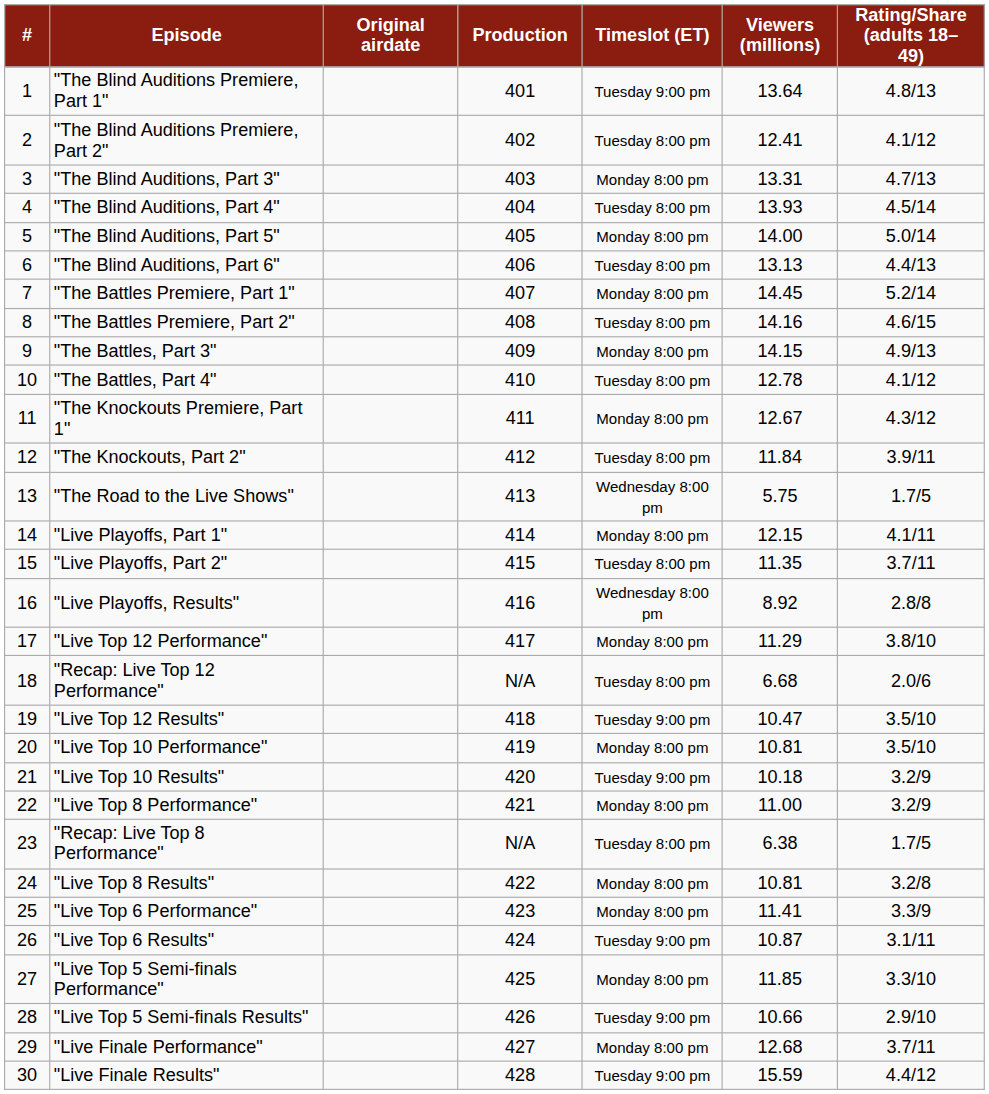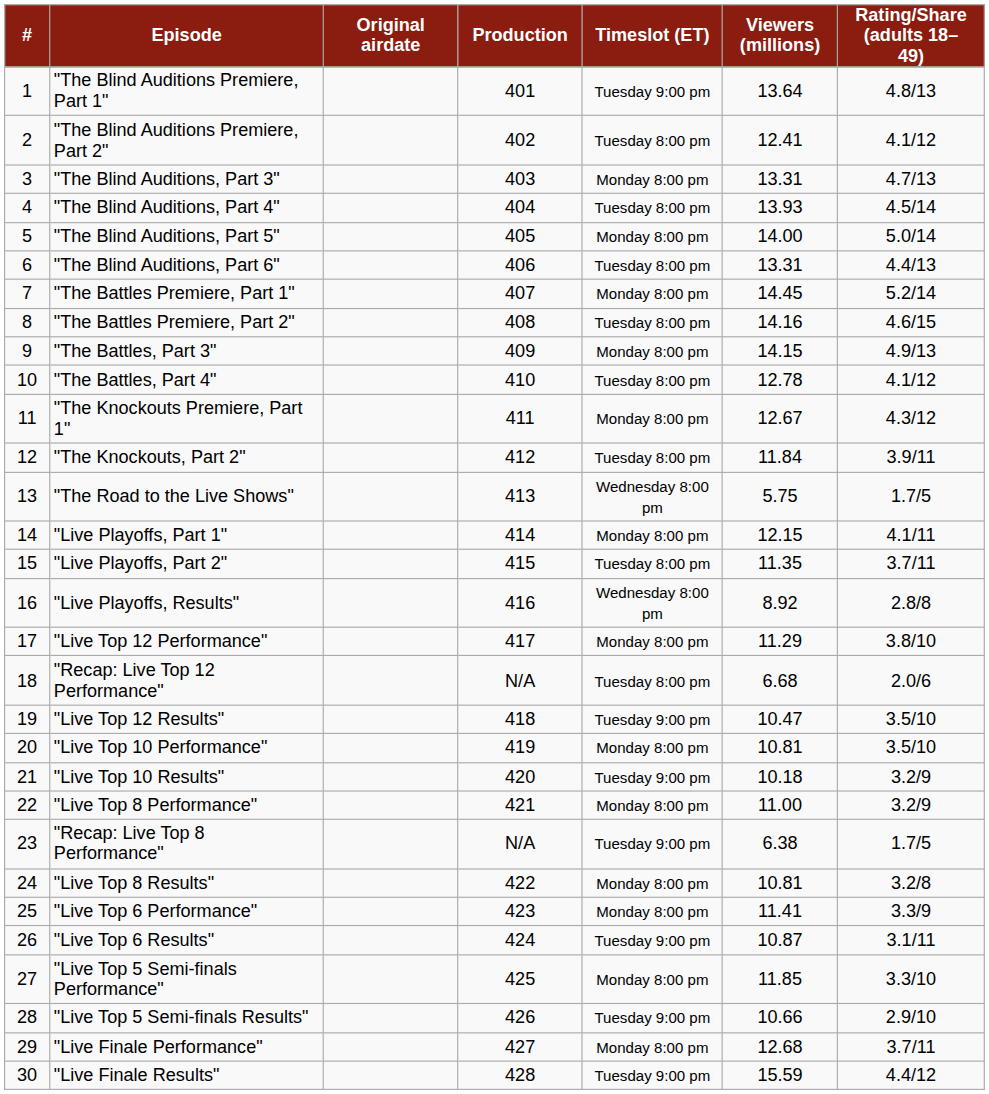(780, 265) 13.13 -> (780, 265) 13.31
(652, 845) Tuesday 8:00 pm -> (652, 845) Tuesday 9:00 pm
